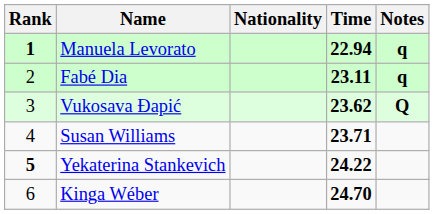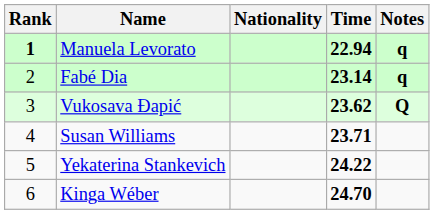(351, 77) 23.11 -> (351, 77) 23.14
(30, 164) bold -> (30, 164) normal
